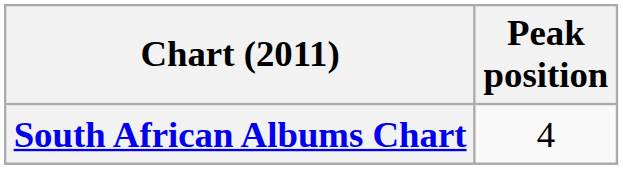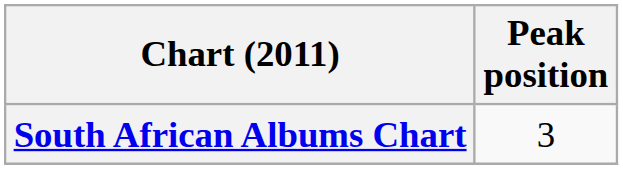(546, 133) 4 -> (546, 133) 3
